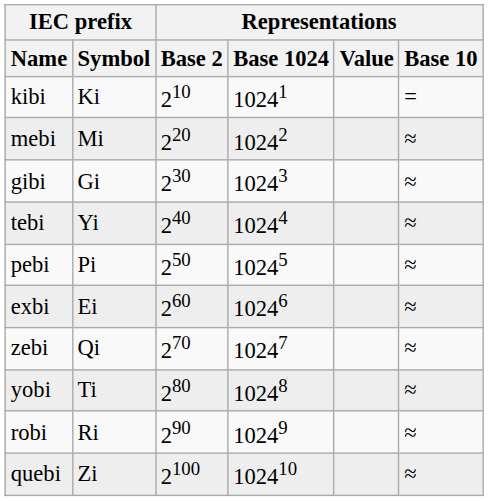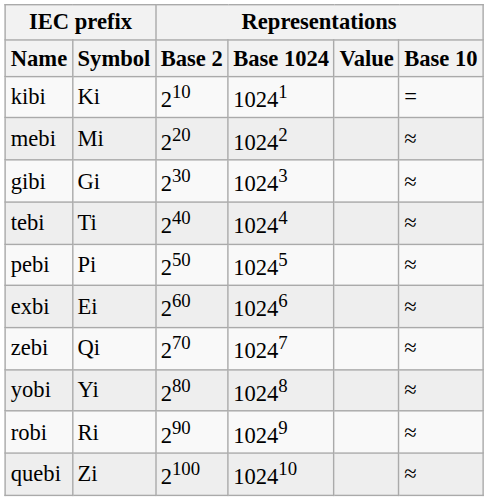(88, 222) Yi -> (87, 222) Ti
(87, 390) Ti -> (88, 390) Yi
